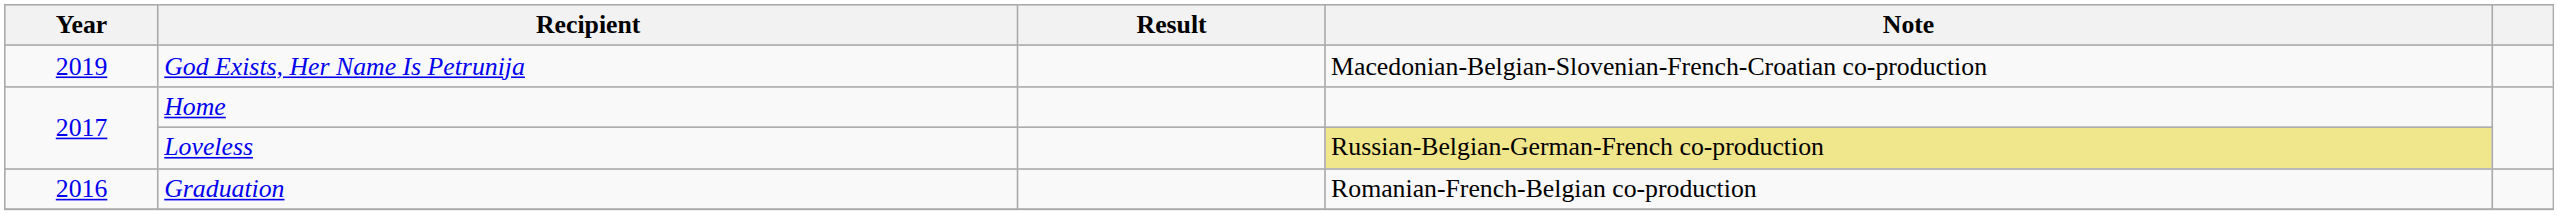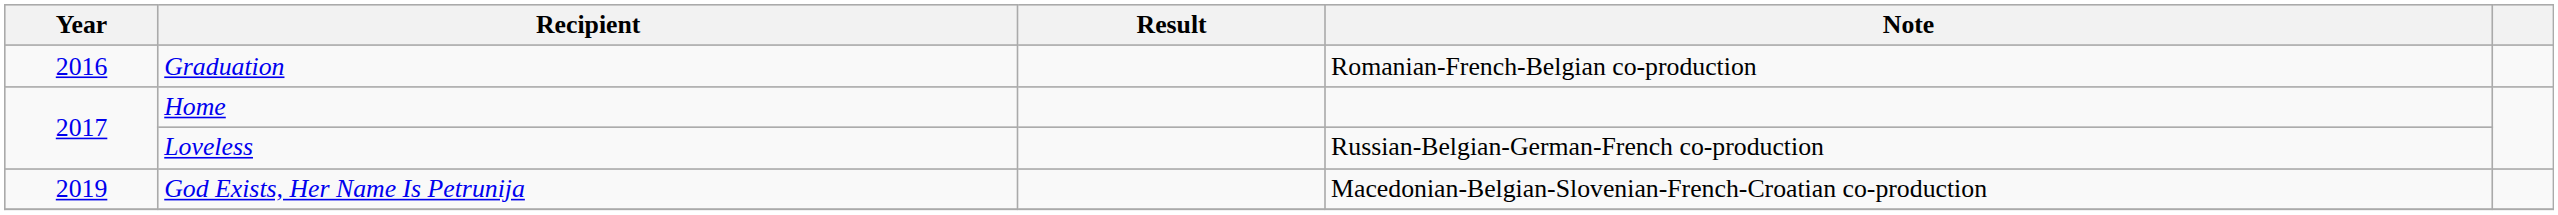rows swapped: (224, 188) <-> (345, 65)
(1578, 147) khaki background -> (1578, 147) no background
